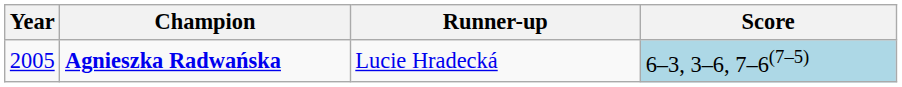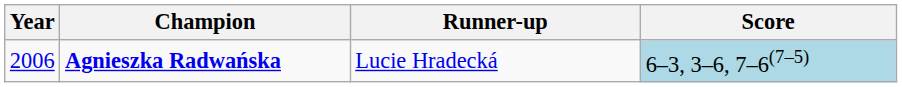(32, 60) 2005 -> (32, 60) 2006
